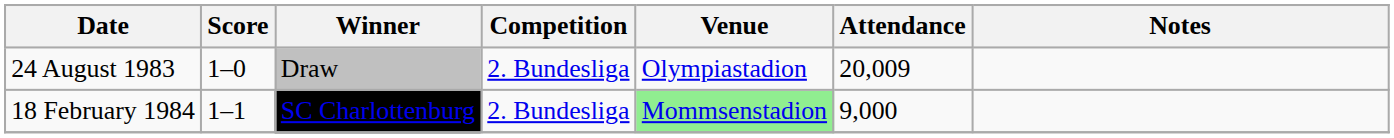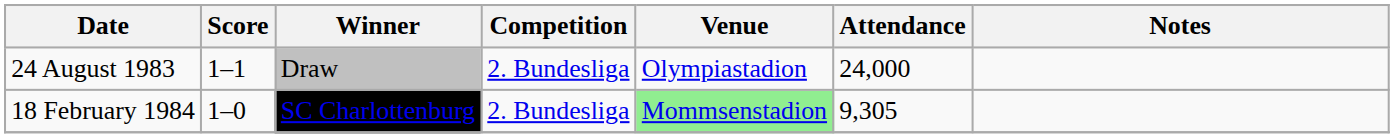(227, 68) 1–0 -> (227, 68) 1–1
(875, 68) 20,009 -> (875, 68) 24,000
(227, 110) 1–1 -> (227, 110) 1–0
(868, 110) 9,000 -> (868, 110) 9,305
